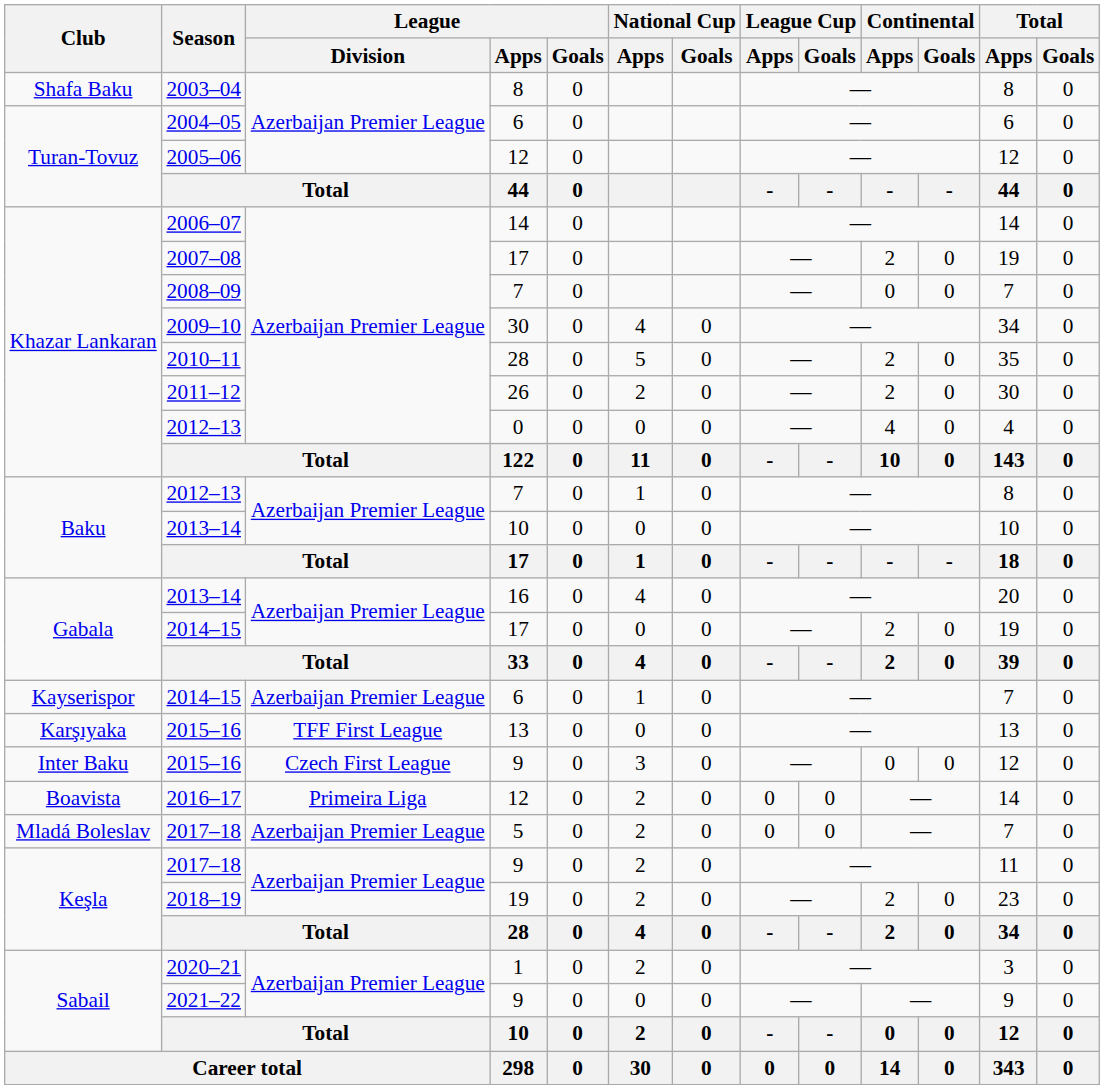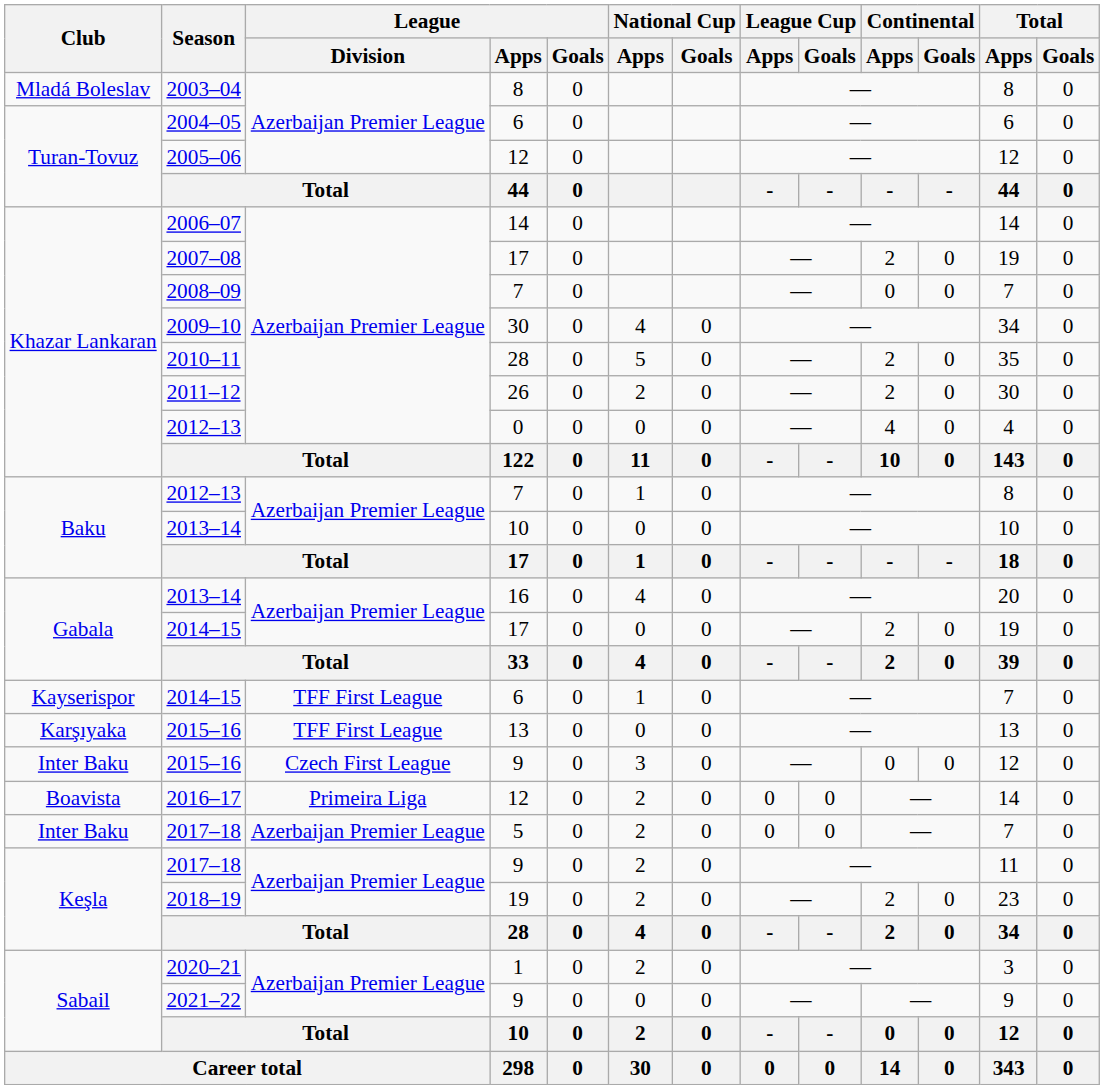(83, 88) Shafa Baku -> (83, 88) Mladá Boleslav
(368, 696) Azerbaijan Premier League -> (368, 696) TFF First League
(83, 831) Mladá Boleslav -> (83, 831) Inter Baku
